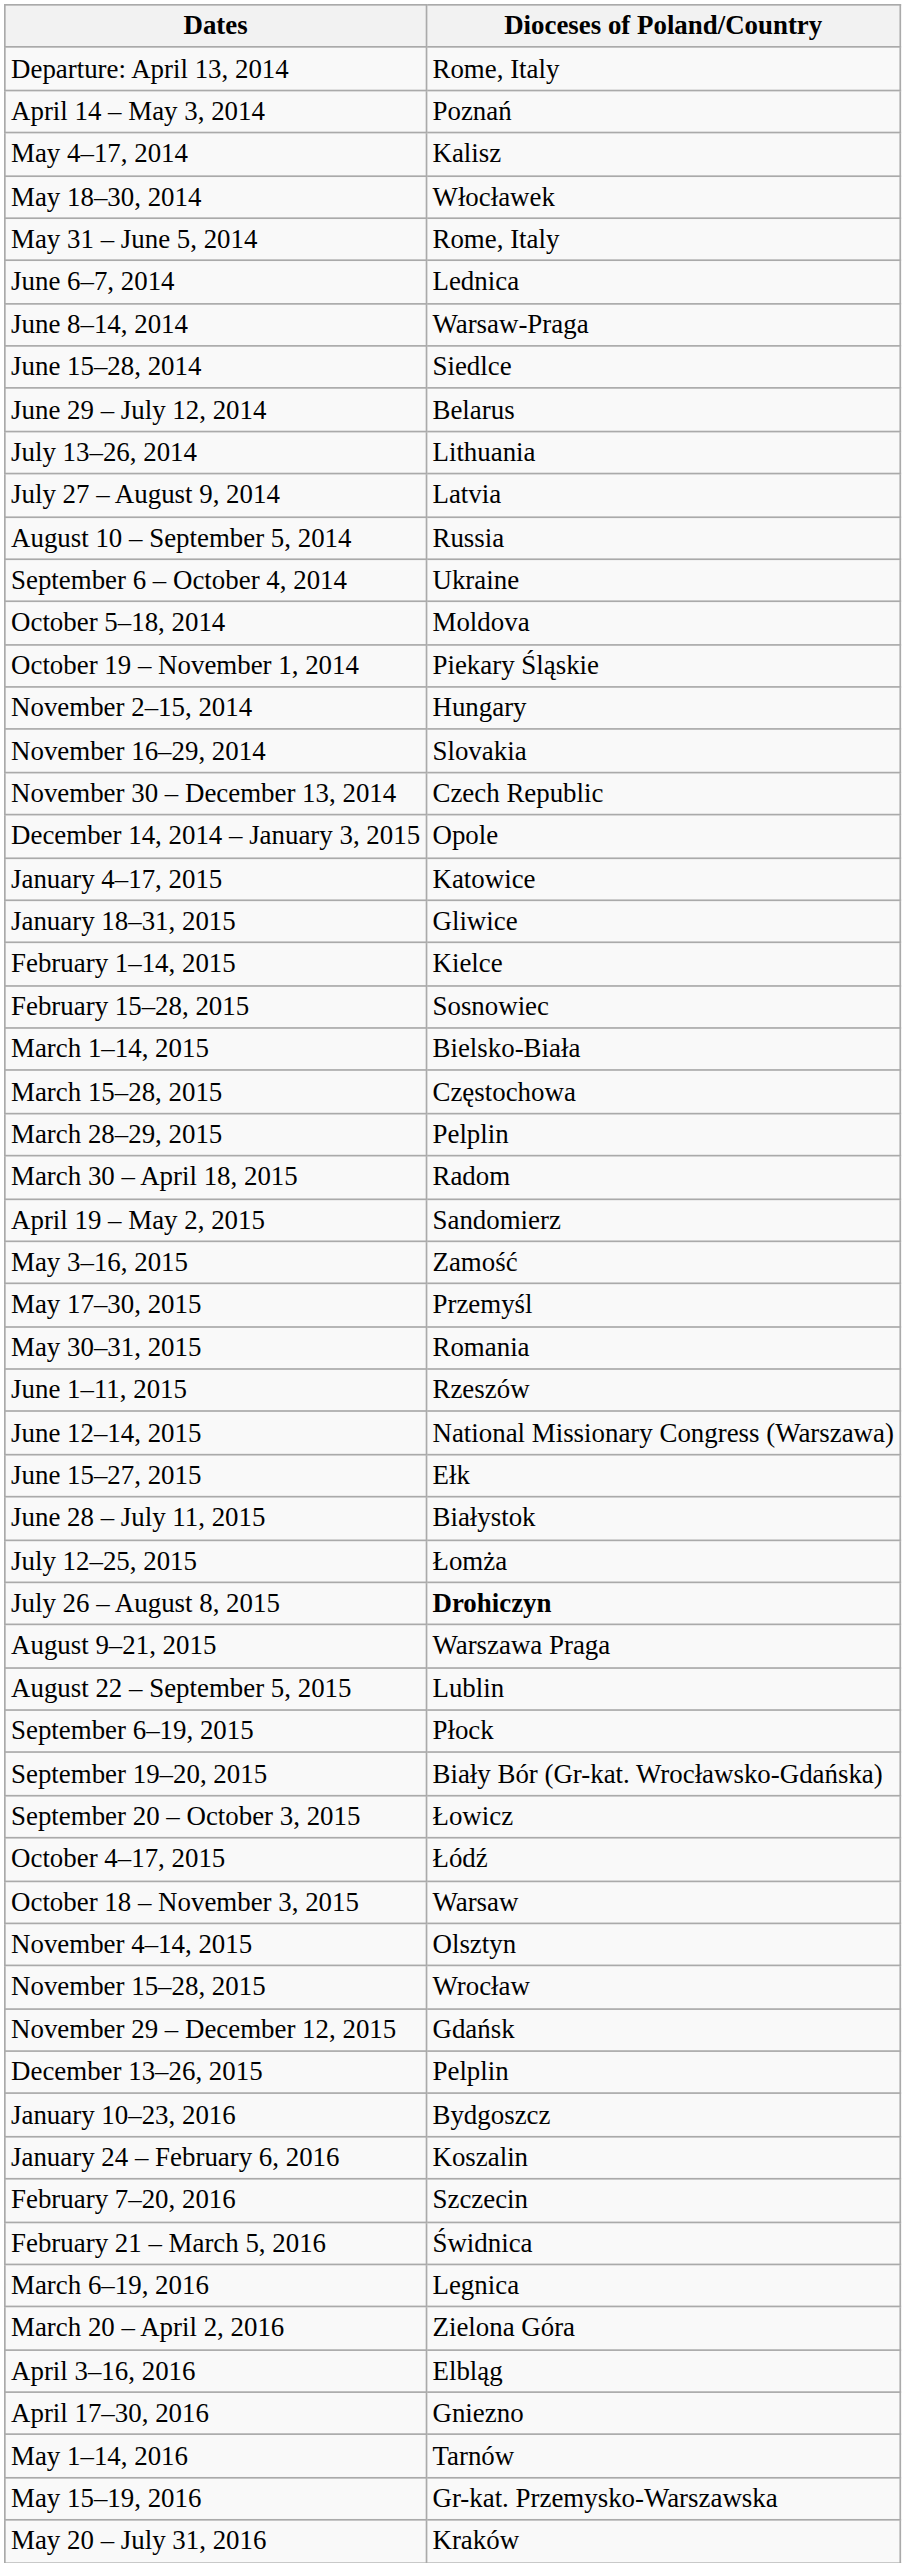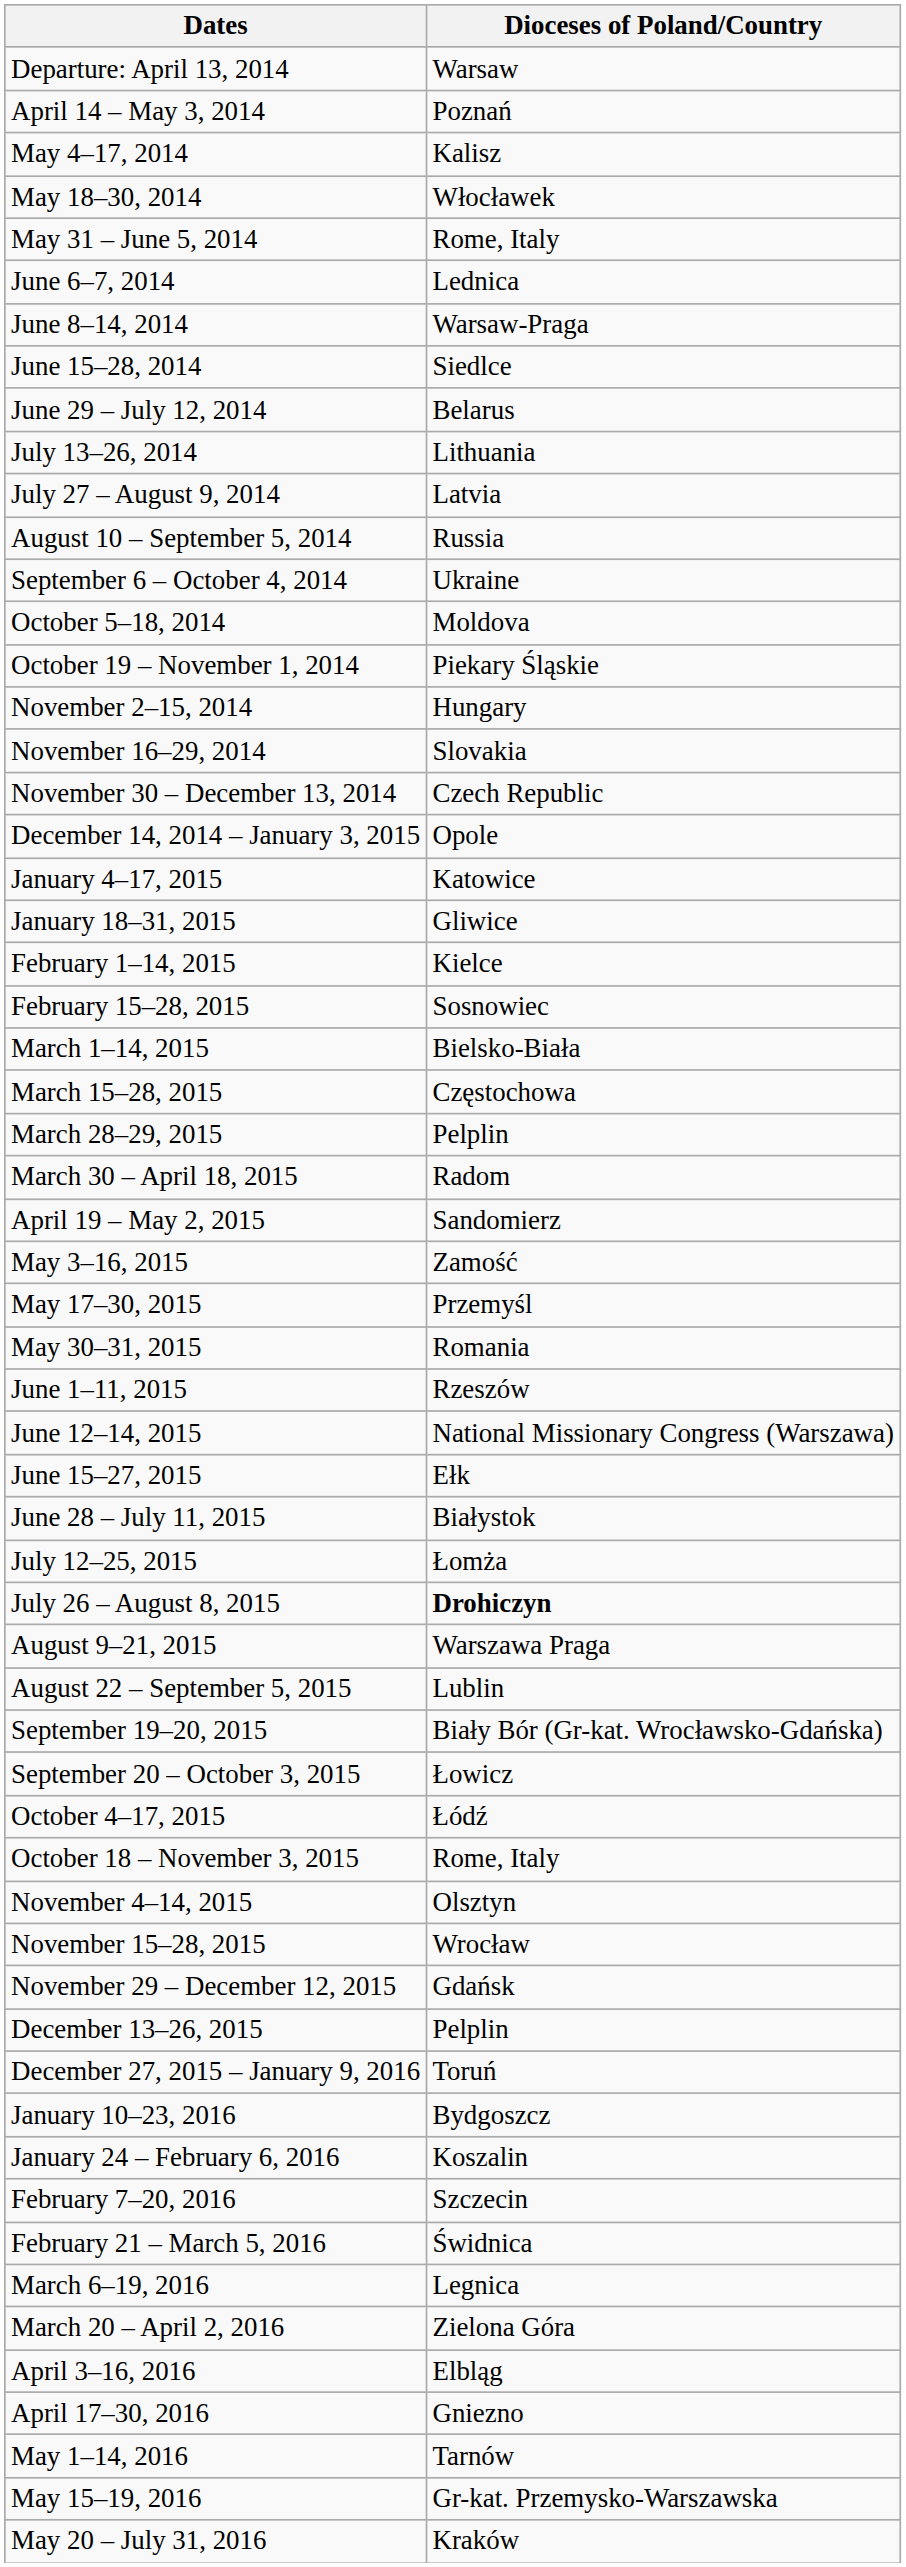(496, 68) Rome, Italy -> (475, 68) Warsaw
- row: (132, 1731)
(475, 1901) Warsaw -> (496, 1858) Rome, Italy
+ row: (216, 2072)
